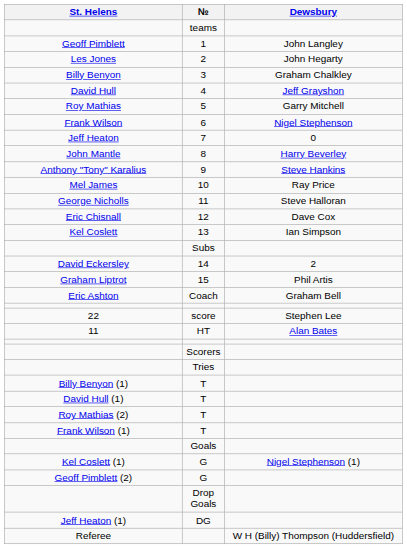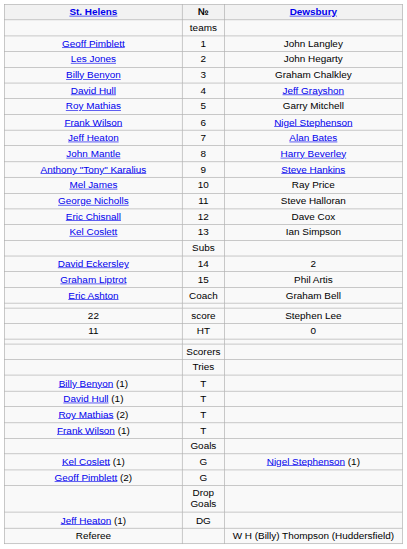(313, 138) 0 -> (313, 138) Alan Bates
(313, 331) Alan Bates -> (313, 331) 0
